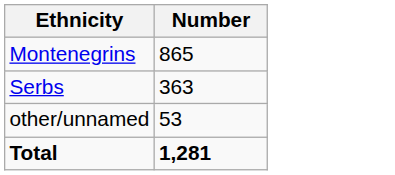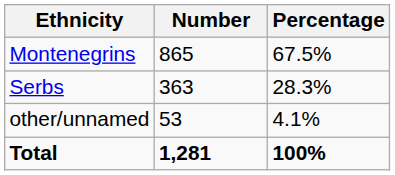+ column: (329, 20)
